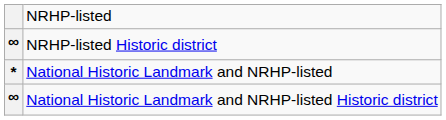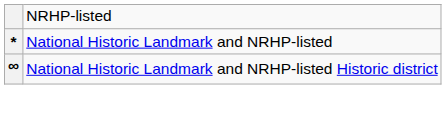- row: (122, 44)
